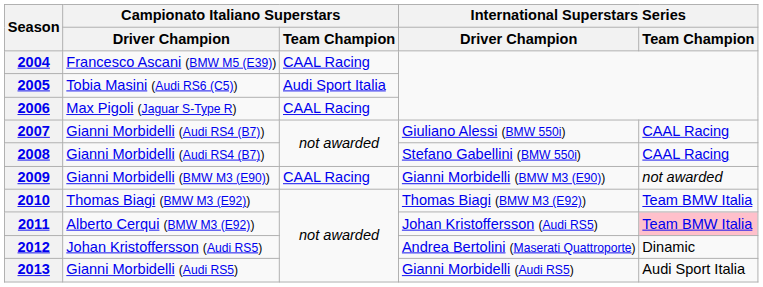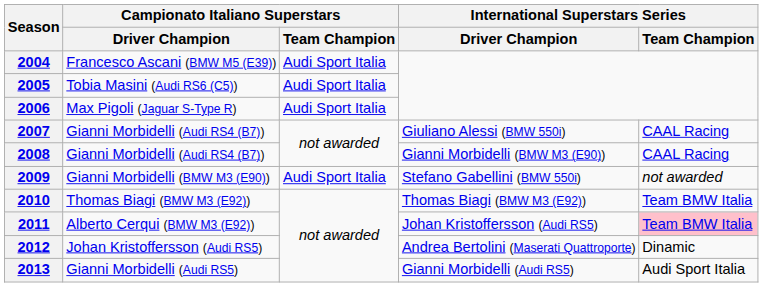(326, 62) CAAL Racing -> (334, 62) Audi Sport Italia
(326, 108) CAAL Racing -> (334, 108) Audi Sport Italia
(491, 154) Stefano Gabellini (BMW 550i) -> (504, 154) Gianni Morbidelli (BMW M3 (E90))
(326, 177) CAAL Racing -> (334, 177) Audi Sport Italia
(504, 177) Gianni Morbidelli (BMW M3 (E90)) -> (491, 177) Stefano Gabellini (BMW 550i)
